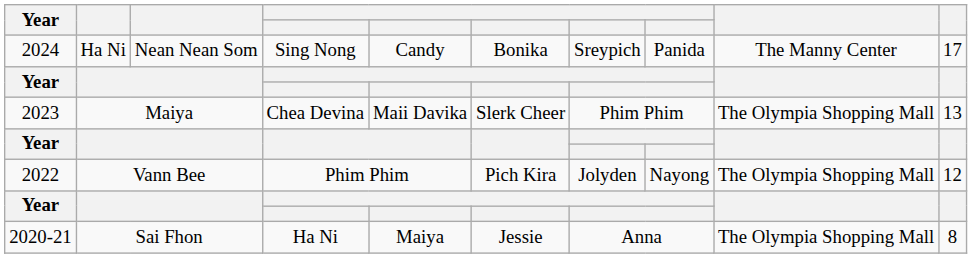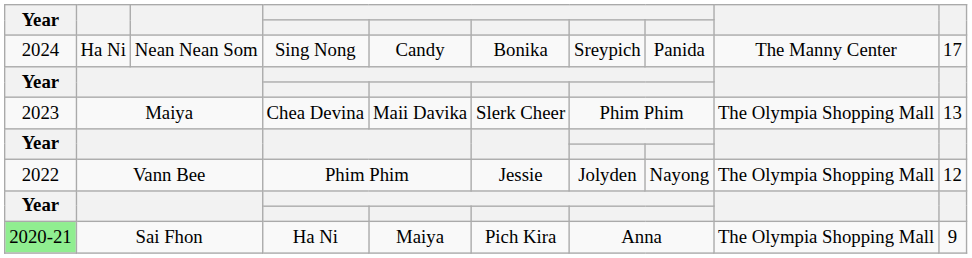(521, 174) Pich Kira -> (521, 174) Jessie
(40, 236) no background -> (40, 236) lightgreen background
(521, 236) Jessie -> (521, 236) Pich Kira
(952, 236) 8 -> (952, 236) 9
